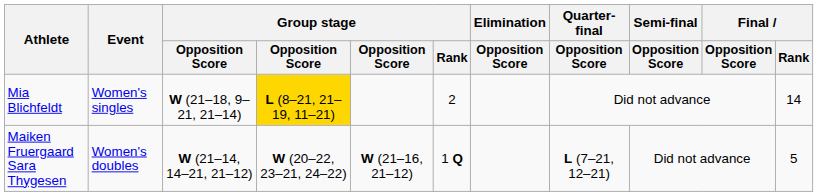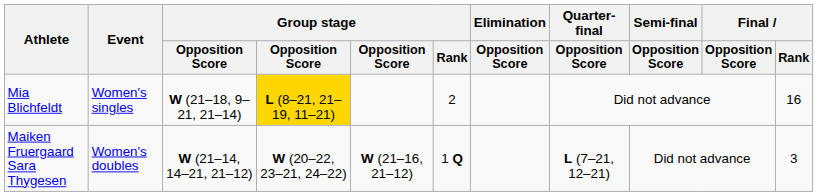(794, 100) 14 -> (794, 100) 16
(794, 159) 5 -> (794, 159) 3
